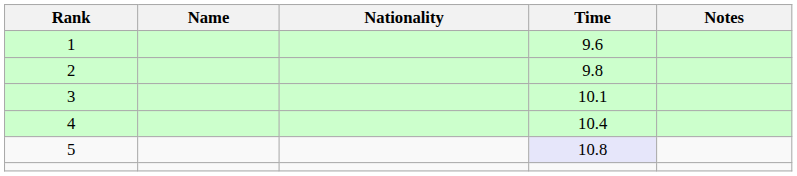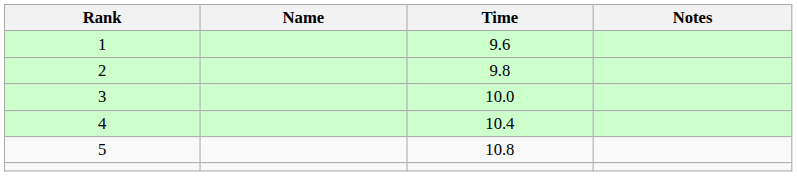- column: (404, 17)
(593, 96) 10.1 -> (500, 96) 10.0
(593, 149) lavender background -> (500, 149) no background
